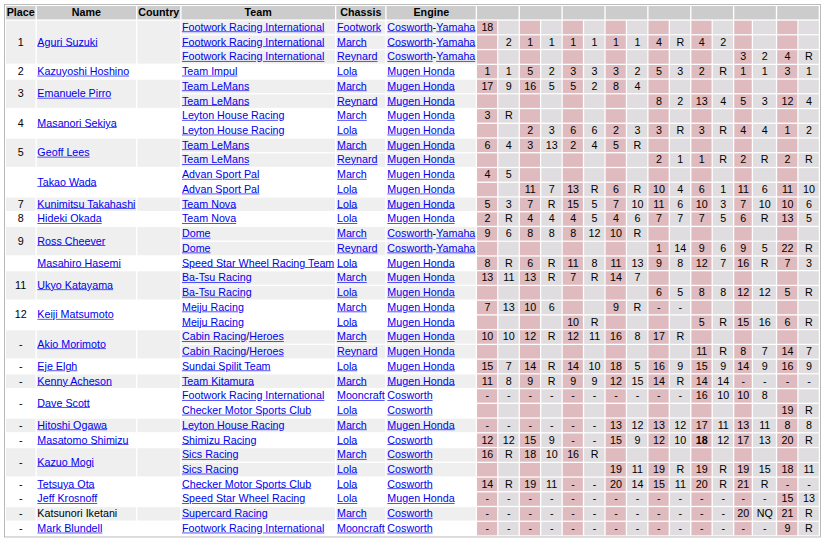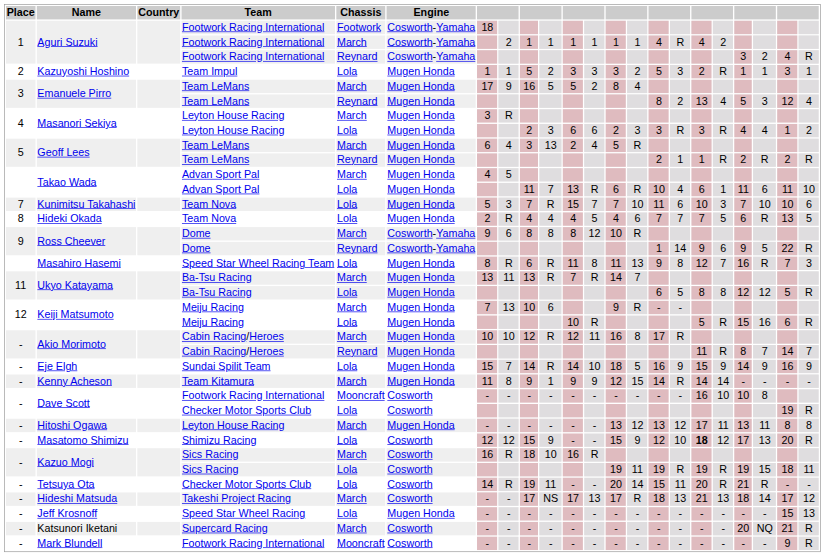(595, 204) 5 -> (595, 204) 7
(552, 381) R -> (551, 381) 1
+ row: (77, 499)
